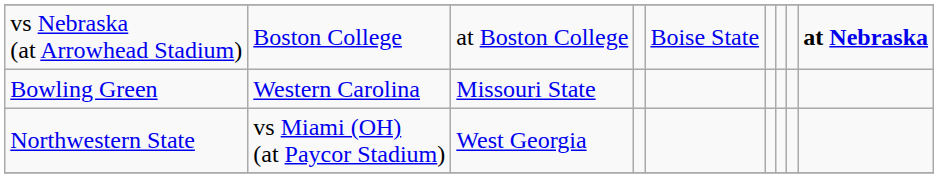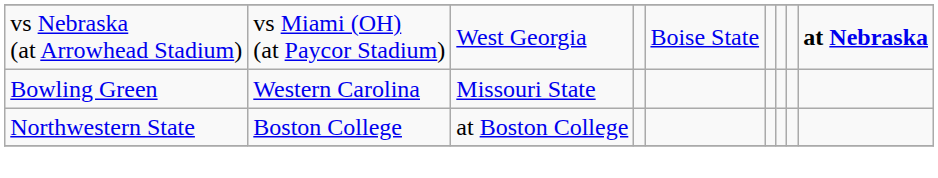(328, 37) Boston College -> (349, 37) vs Miami (OH) (at Paycor Stadium)
(542, 37) at Boston College -> (521, 37) West Georgia
(349, 140) vs Miami (OH) (at Paycor Stadium) -> (328, 126) Boston College
(521, 140) West Georgia -> (542, 126) at Boston College
